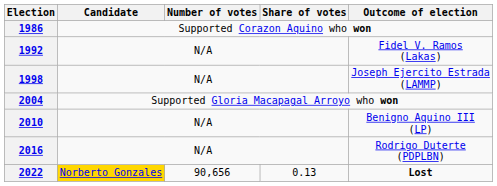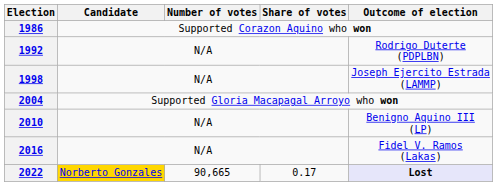(421, 51) Fidel V. Ramos (Lakas) -> (421, 51) Rodrigo Duterte (PDPLBN)
(421, 151) Rodrigo Duterte (PDPLBN) -> (421, 151) Fidel V. Ramos (Lakas)
(212, 173) 90,656 -> (212, 173) 90,665
(304, 173) 0.13 -> (304, 173) 0.17
(421, 173) no background -> (421, 173) lavender background
